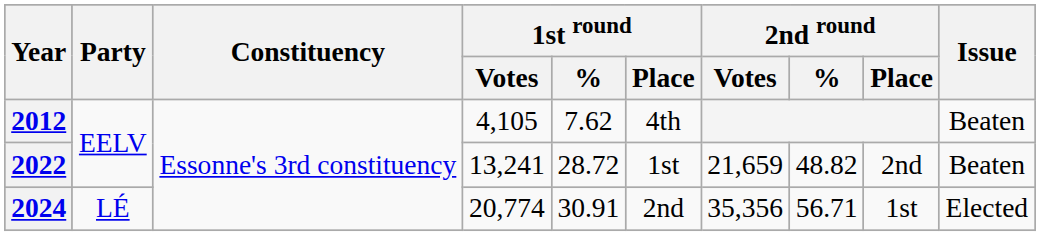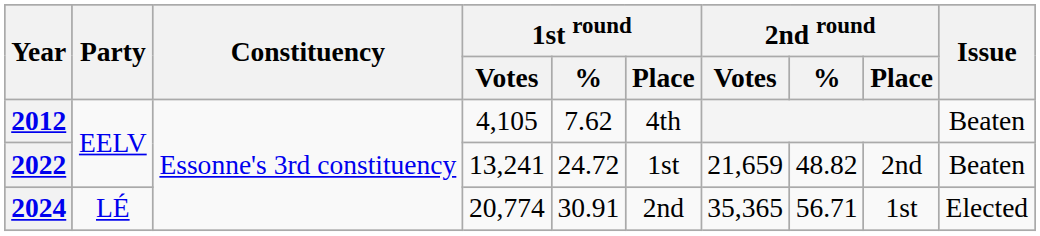(588, 164) 28.72 -> (588, 164) 24.72
(745, 208) 35,356 -> (745, 208) 35,365
